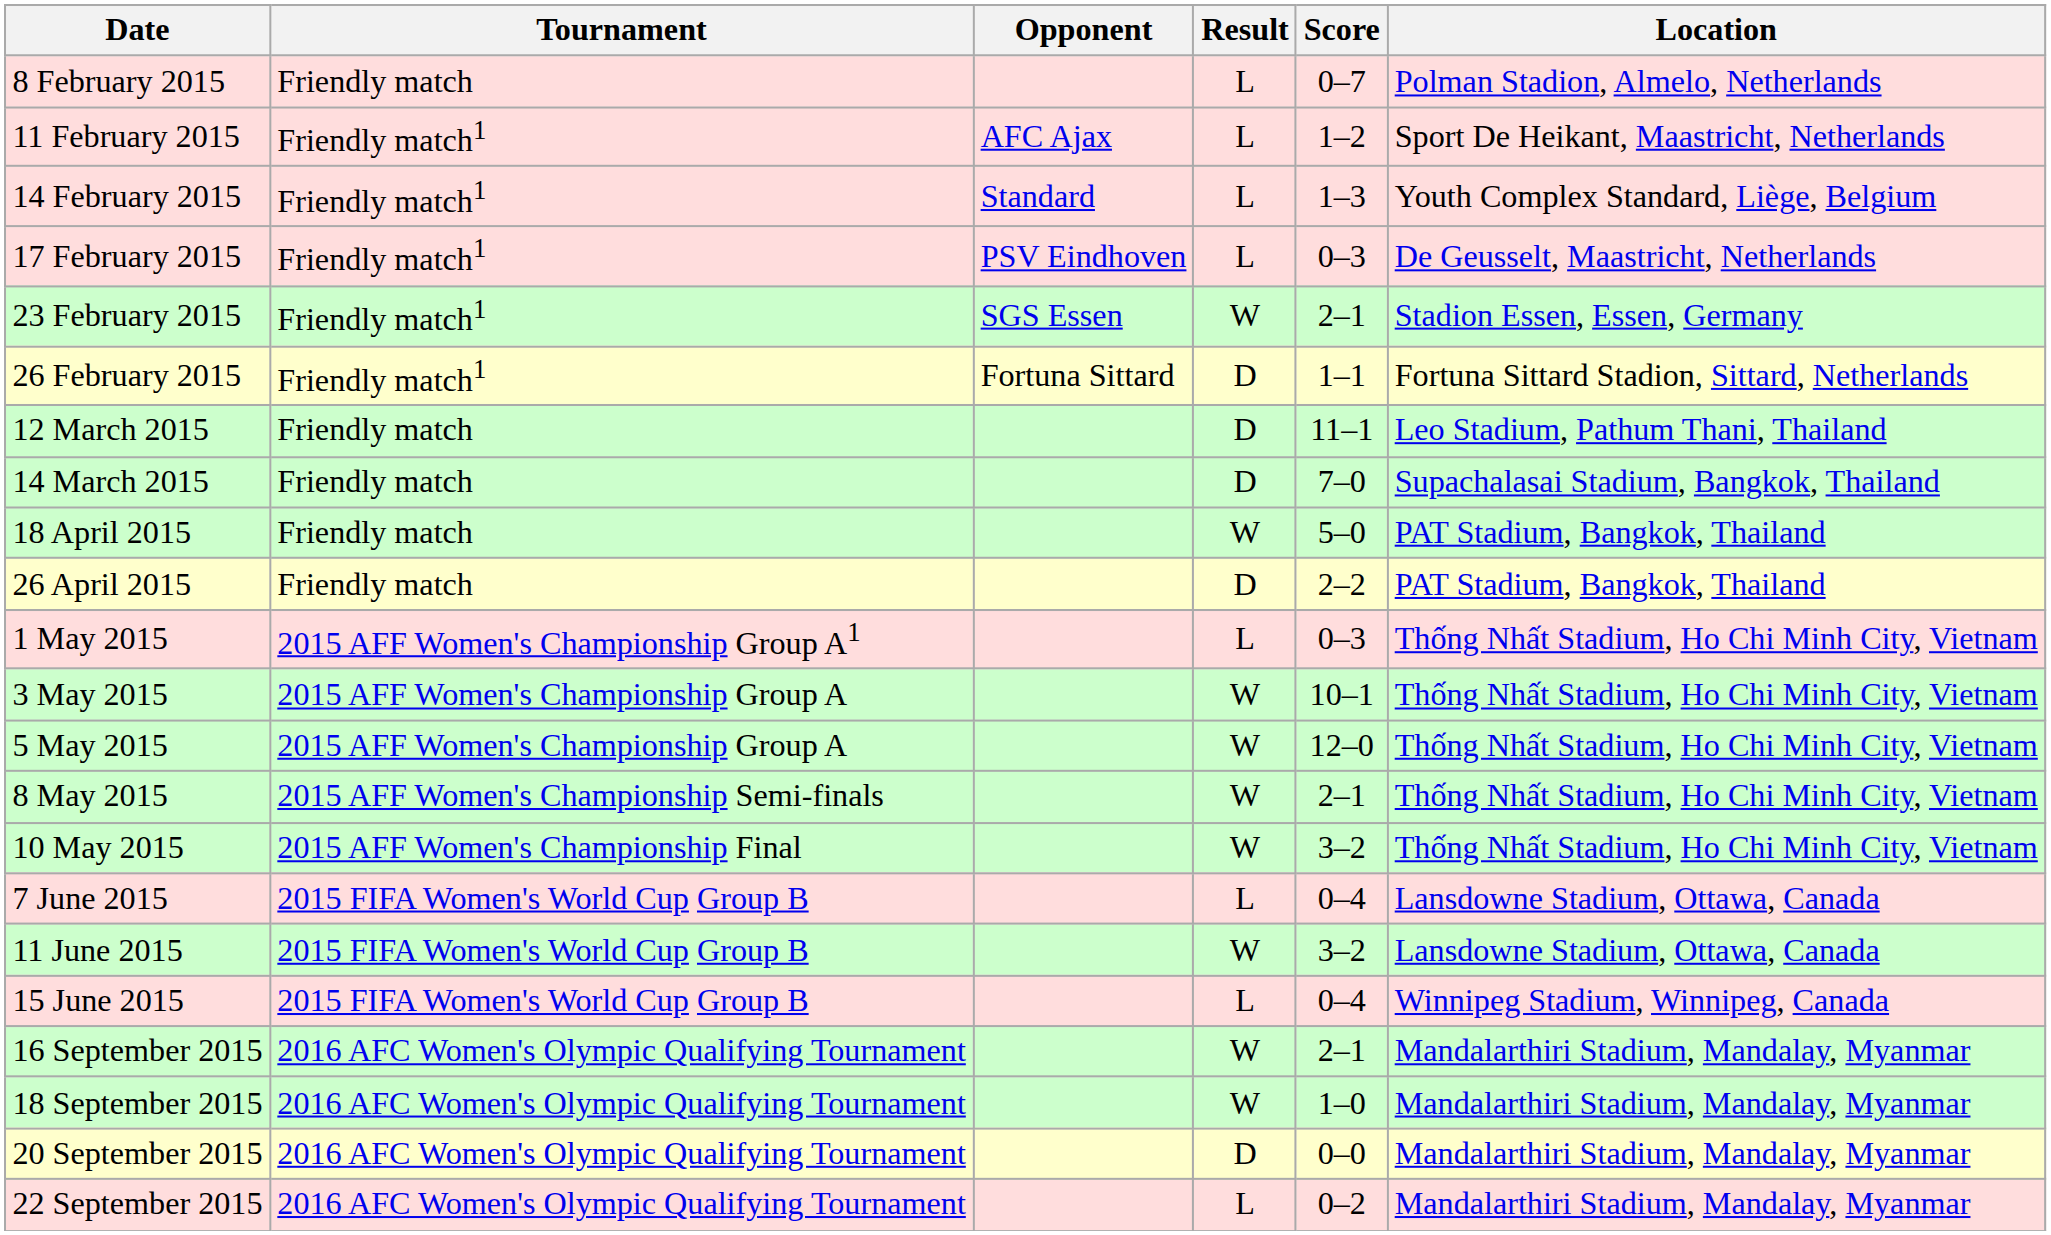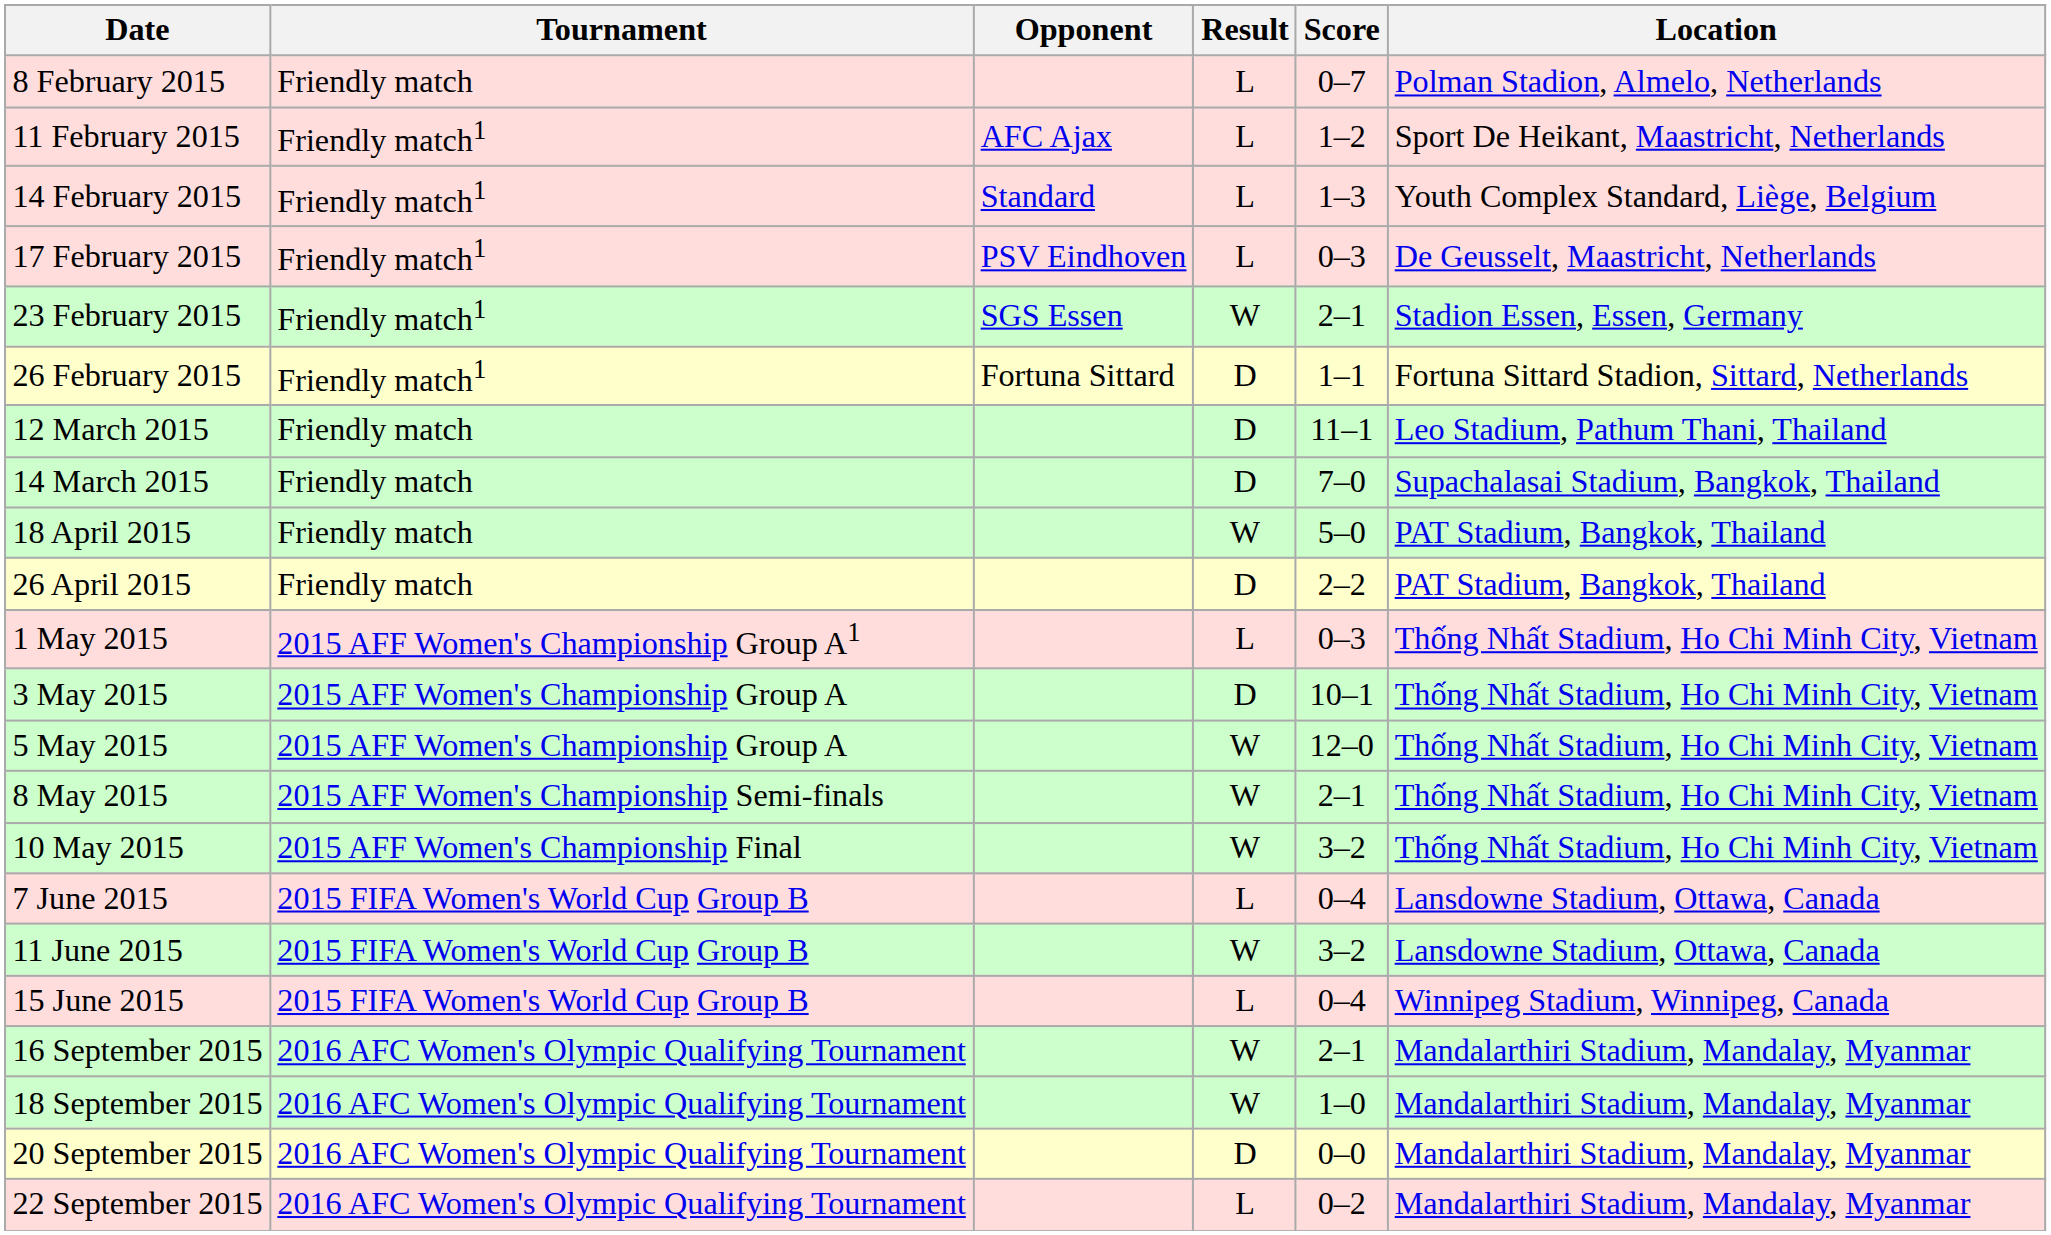(1245, 694) W -> (1245, 694) D
